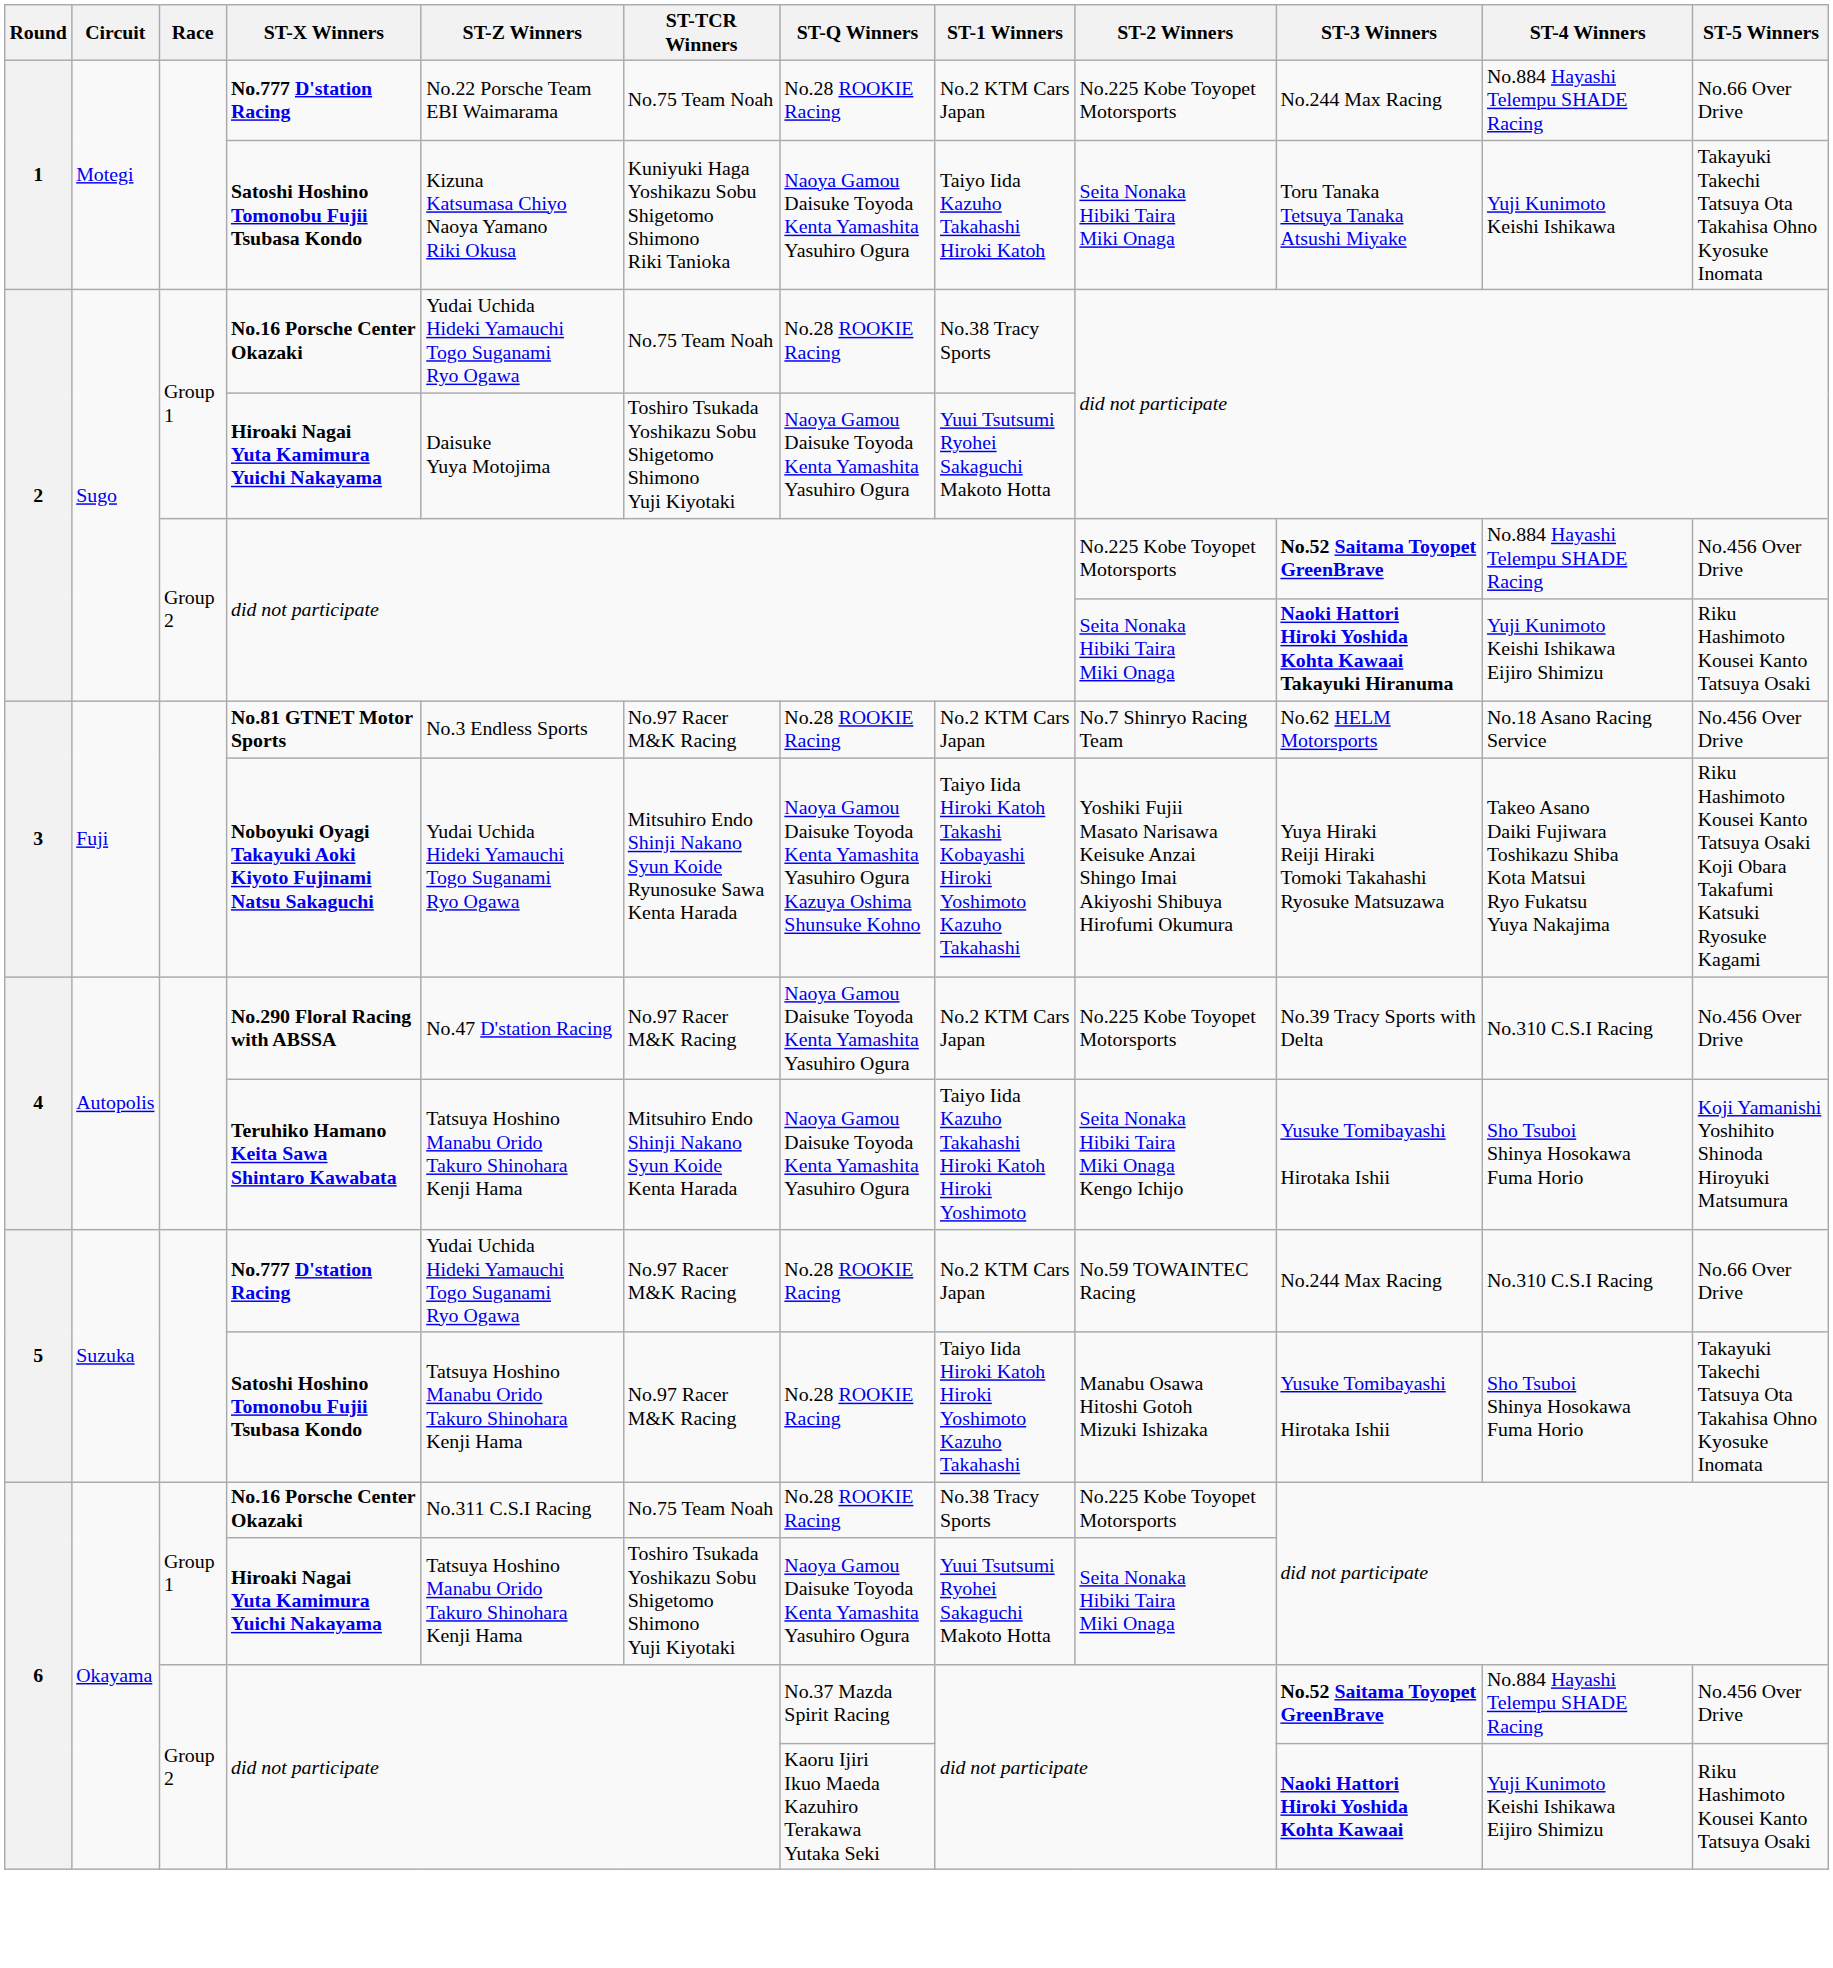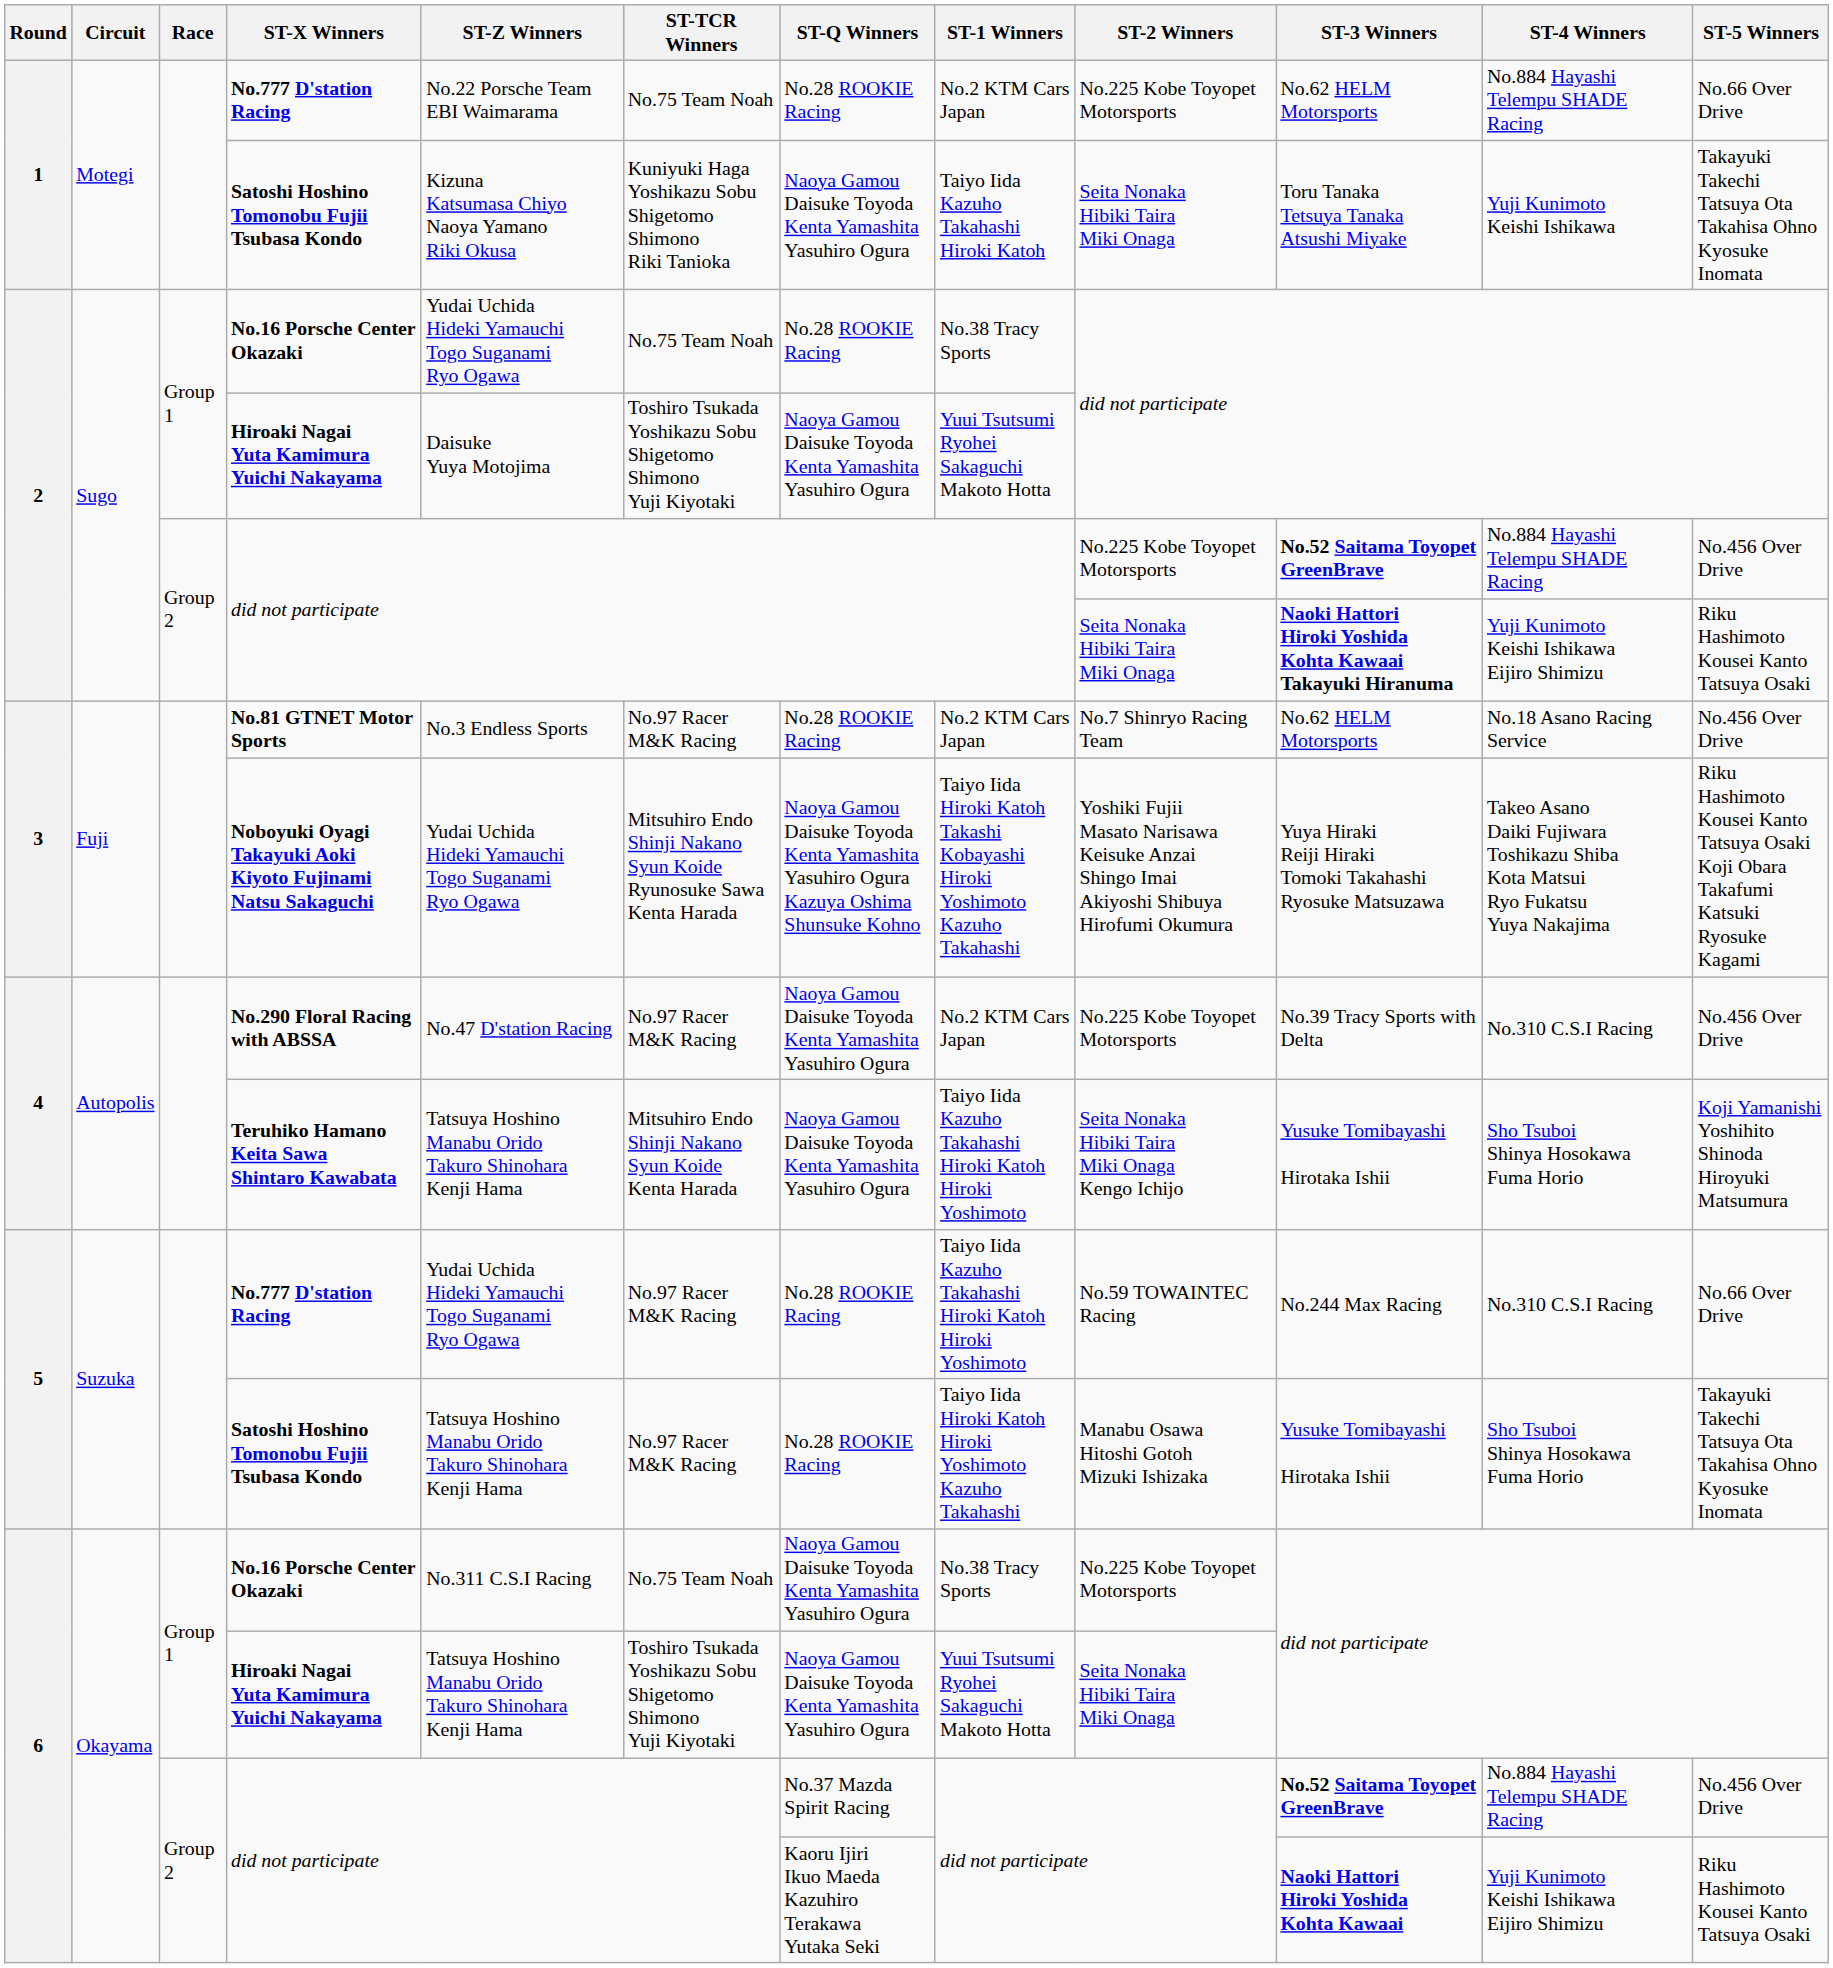(1361, 99) No.244 Max Racing -> (1336, 99) No.62 HELM Motorsports
(1005, 1280) No.2 KTM Cars Japan -> (993, 1303) Taiyo Iida Kazuho Takahashi Hiroki Katoh Hiroki Yoshimoto
(849, 1509) No.28 ROOKIE Racing -> (852, 1579) Naoya Gamou Daisuke Toyoda Kenta Yamashita Yasuhiro Ogura
